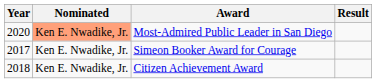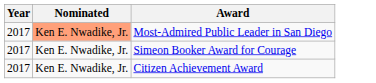- column: (353, 13)
(19, 31) 2020 -> (19, 31) 2017
(19, 68) 2018 -> (19, 68) 2017
